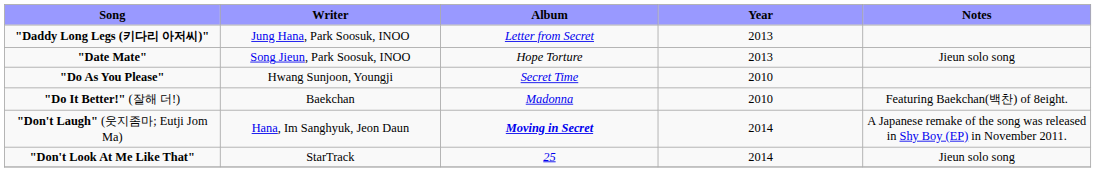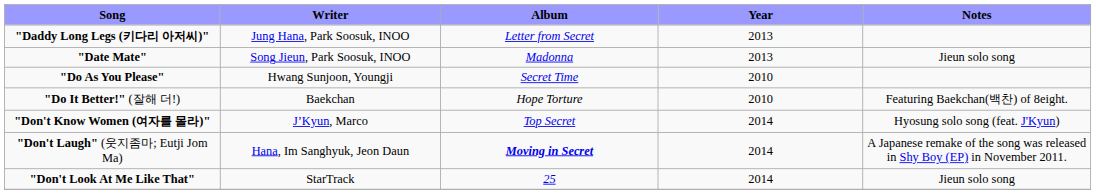(549, 57) Hope Torture -> (549, 57) Madonna
(549, 98) Madonna -> (549, 98) Hope Torture
+ row: (112, 121)
